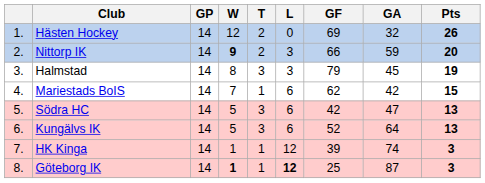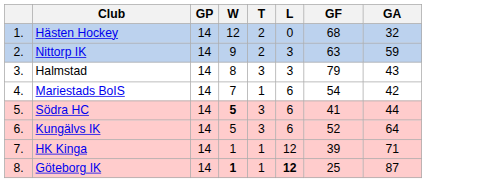- column: (451, 14)
(333, 33) 69 -> (333, 33) 68
(233, 52) bold -> (233, 52) normal
(333, 52) 66 -> (333, 52) 63
(392, 71) 45 -> (392, 71) 43
(333, 91) 62 -> (333, 91) 54
(233, 110) normal -> (233, 110) bold
(333, 110) 42 -> (333, 110) 41
(392, 110) 47 -> (392, 110) 44
(392, 149) 74 -> (392, 149) 71
